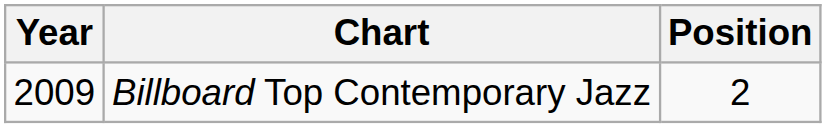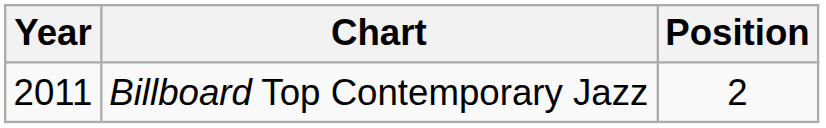(54, 91) 2009 -> (53, 91) 2011
